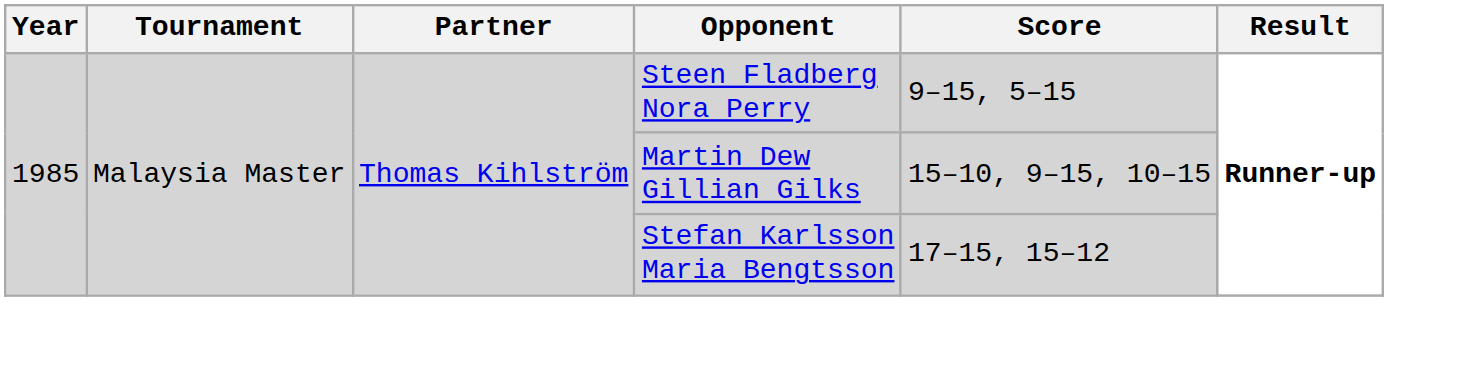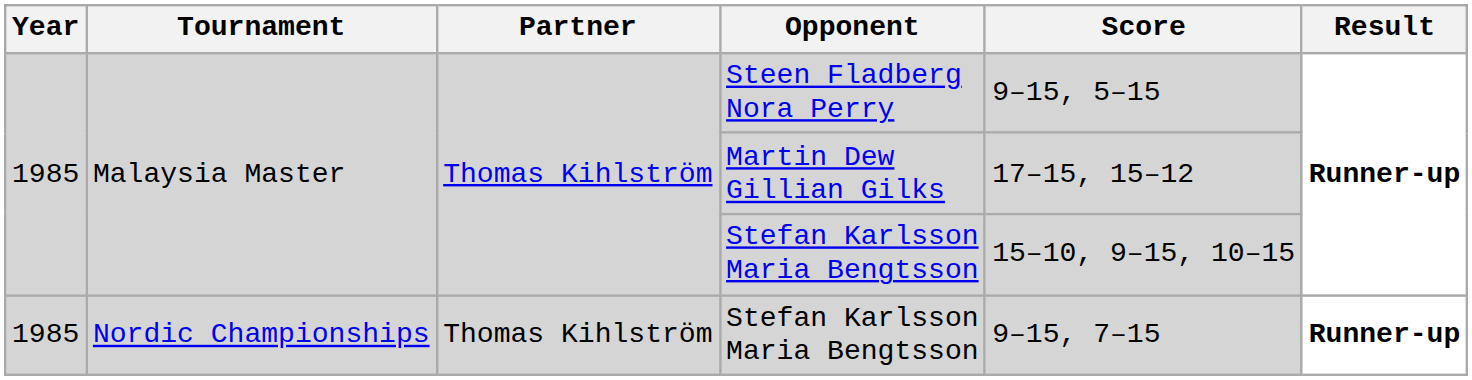(1060, 173) 15–10, 9–15, 10–15 -> (1093, 173) 17–15, 15–12
(1009, 254) 17–15, 15–12 -> (1144, 254) 15–10, 9–15, 10–15
+ row: (261, 335)
